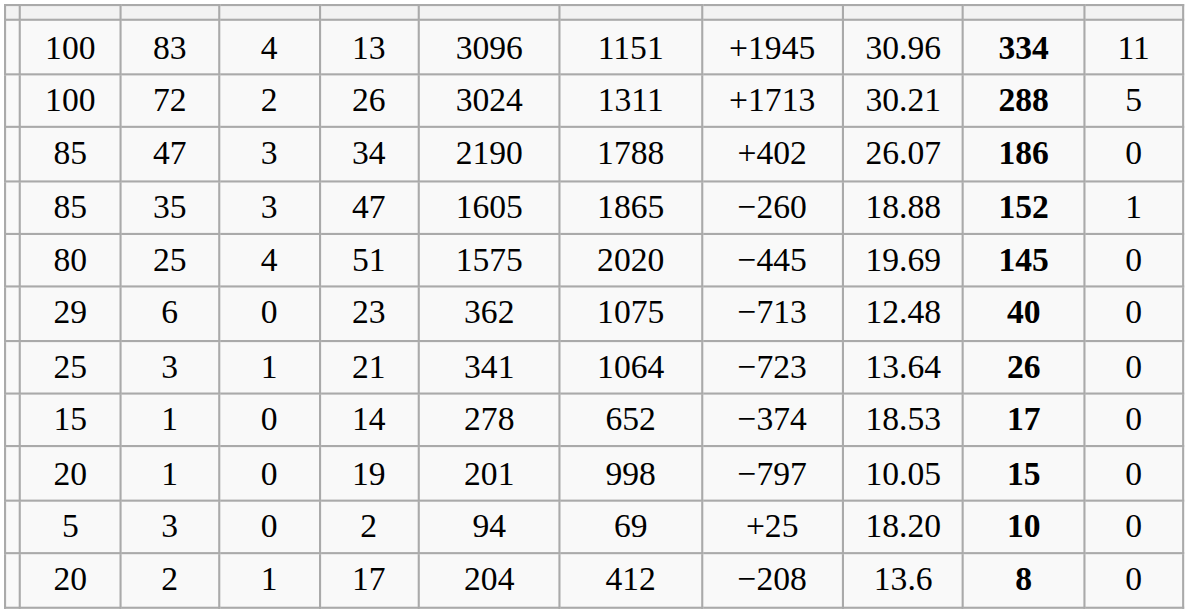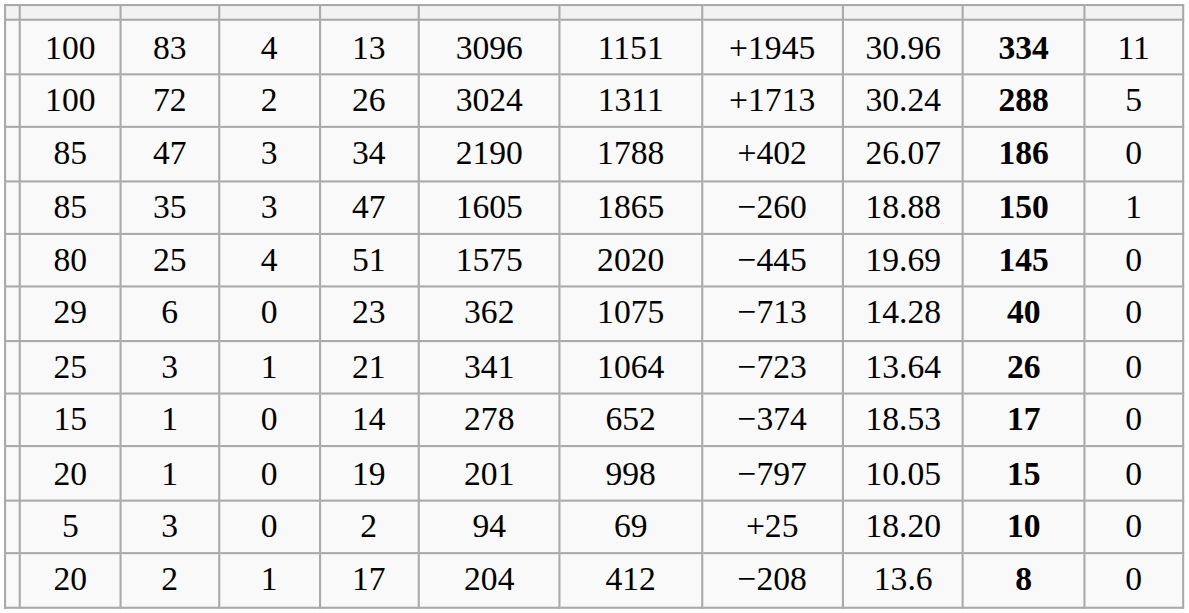(903, 99) 30.21 -> (903, 99) 30.24
(1024, 206) 152 -> (1024, 206) 150
(903, 313) 12.48 -> (903, 313) 14.28
